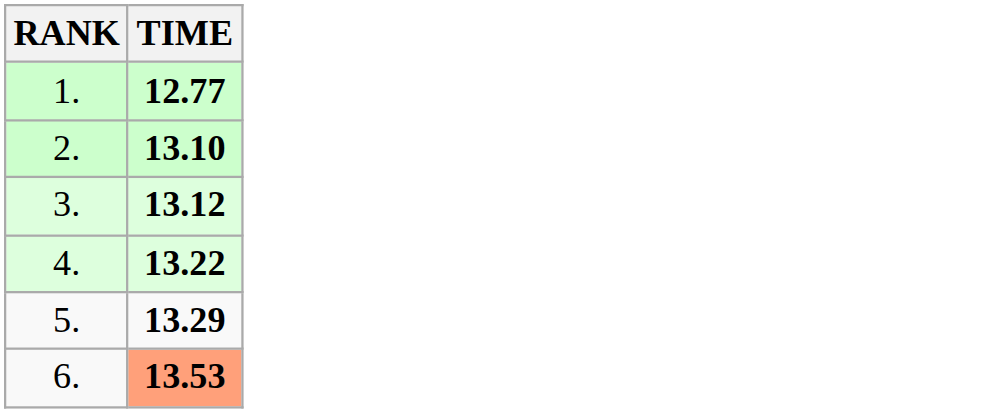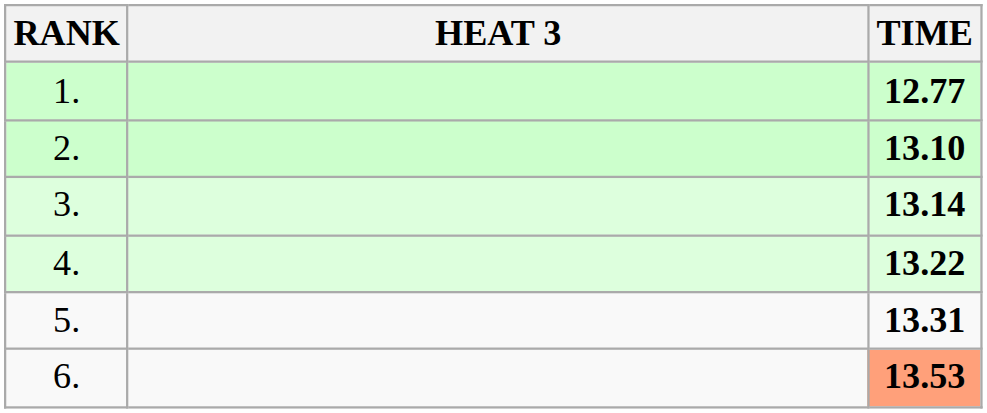+ column: (498, 33)
(185, 205) 13.12 -> (925, 205) 13.14
(185, 319) 13.29 -> (925, 319) 13.31
